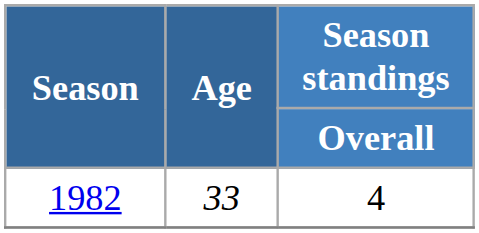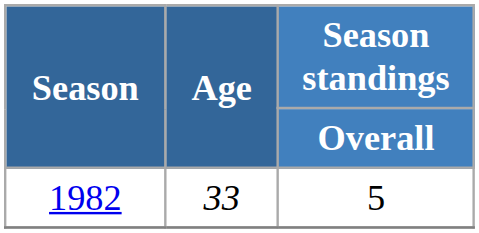(376, 197) 4 -> (376, 197) 5
